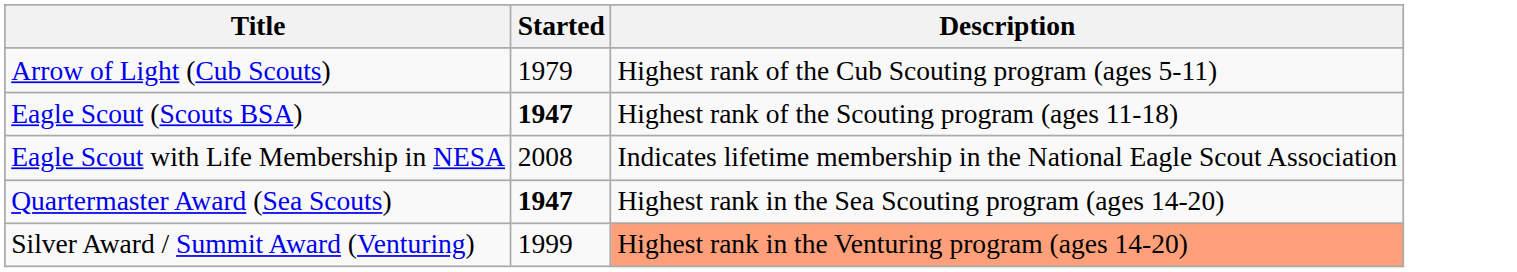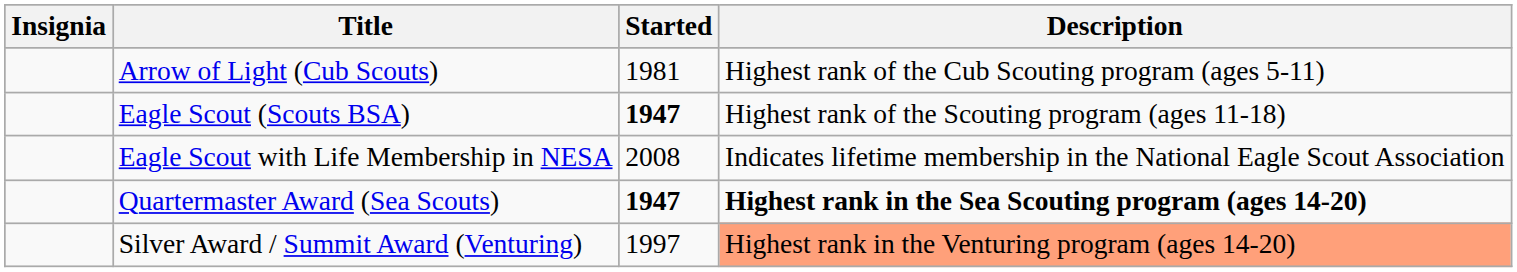+ column: (59, 26)
(545, 69) 1979 -> (653, 69) 1981
(921, 200) normal -> (1046, 200) bold
(545, 244) 1999 -> (653, 244) 1997
